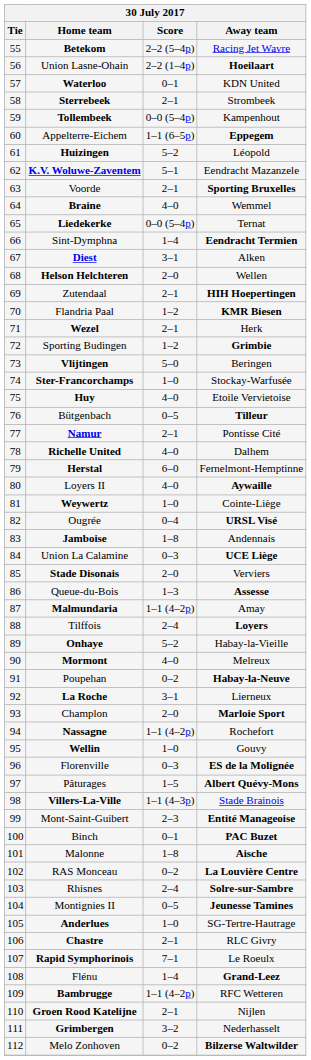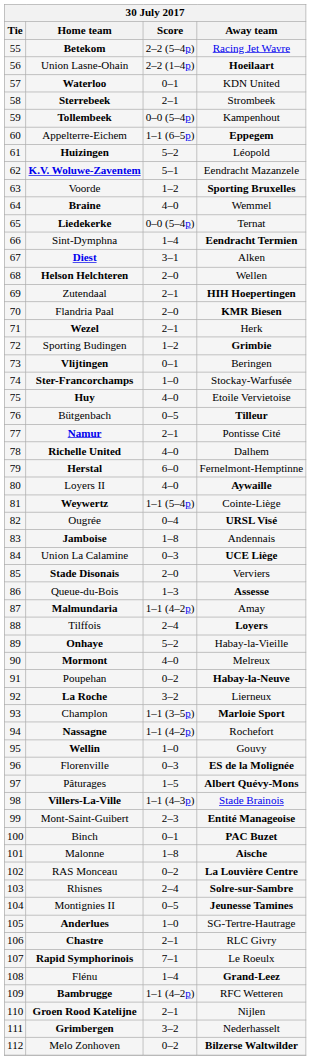(170, 188) 2–1 -> (170, 188) 1–2
(170, 310) 1–2 -> (170, 310) 2–0
(170, 363) 5–0 -> (170, 363) 0–1
(170, 503) 1–0 -> (170, 503) 1–1 (5–4p)
(170, 696) 3–1 -> (170, 696) 3–2
(170, 713) 2–0 -> (170, 713) 1–1 (3–5p)
